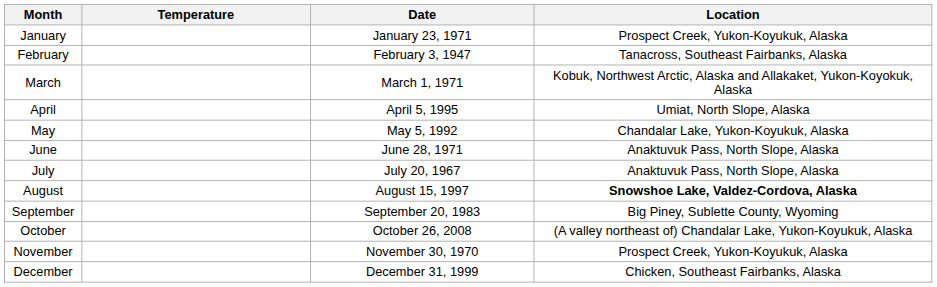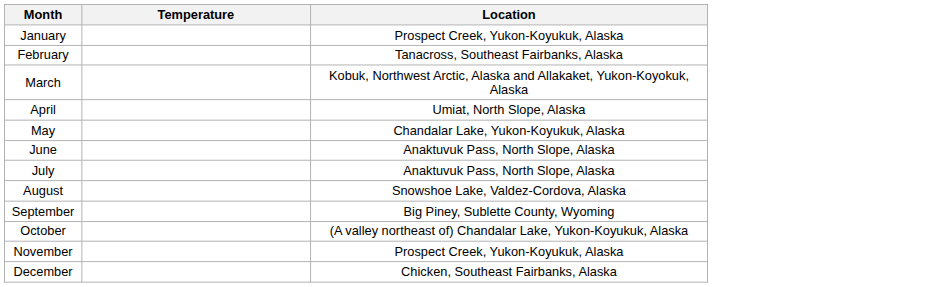- column: (422, 15)
(733, 191) bold -> (509, 191) normal
